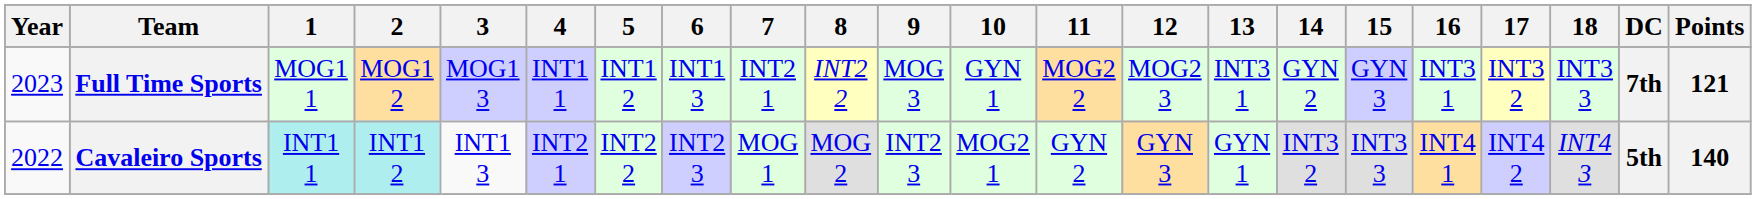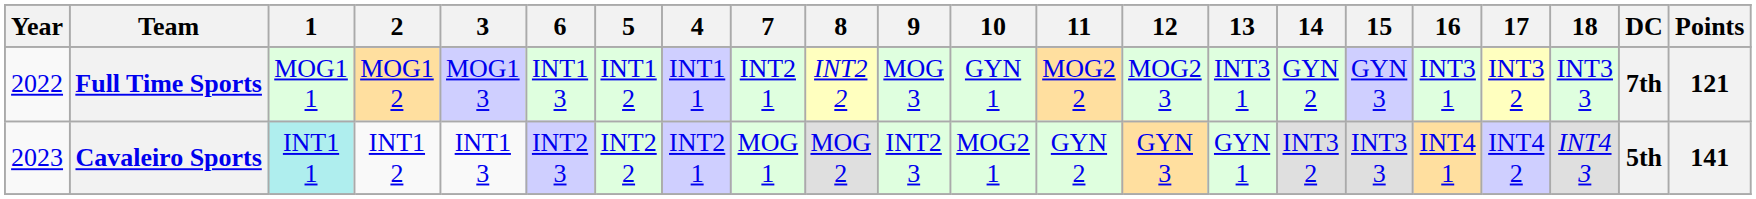columns swapped: (560, 25) <-> (697, 25)
(37, 83) 2023 -> (37, 83) 2022
(37, 157) 2022 -> (37, 157) 2023
(397, 157) paleturquoise background -> (397, 157) no background
(1710, 157) 140 -> (1710, 157) 141
